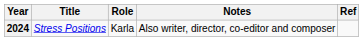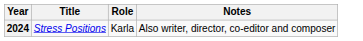- column: (348, 12)
